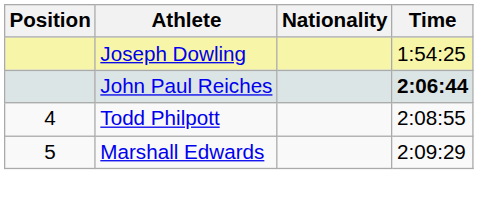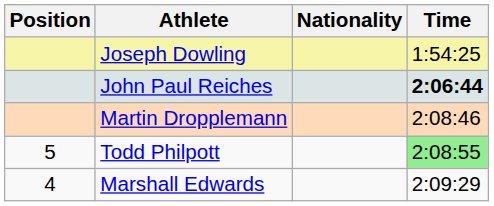+ row: (194, 119)
(50, 119) 4 -> (50, 151) 5
(431, 119) no background -> (446, 151) lightgreen background
(50, 151) 5 -> (50, 184) 4
